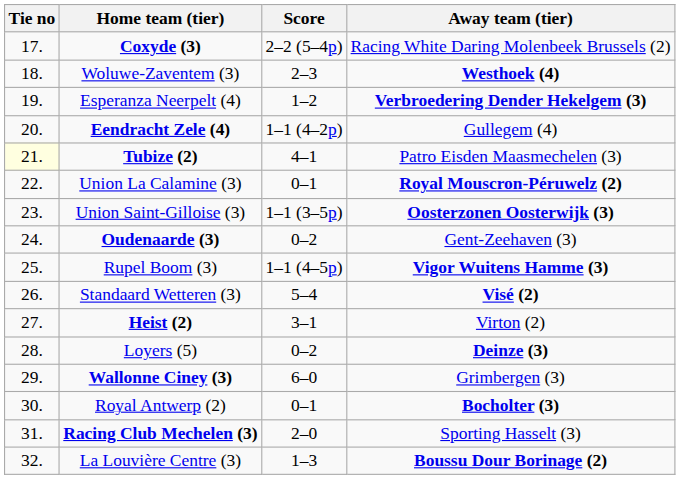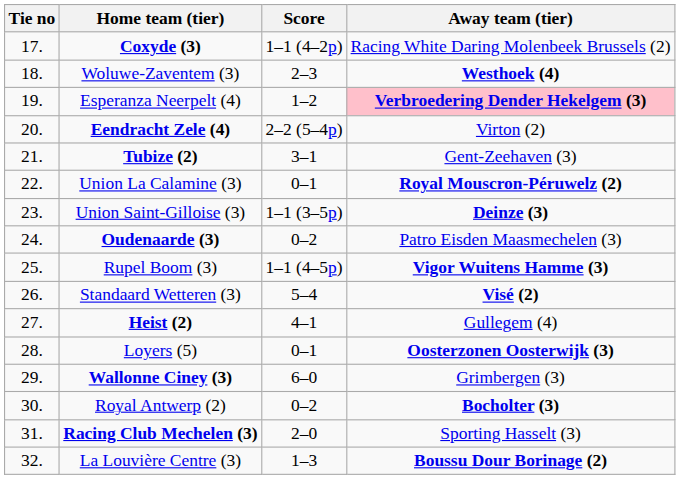(304, 45) 2–2 (5–4p) -> (304, 45) 1–1 (4–2p)
(511, 101) no background -> (511, 101) pink background
(304, 128) 1–1 (4–2p) -> (304, 128) 2–2 (5–4p)
(511, 128) Gullegem (4) -> (511, 128) Virton (2)
(32, 156) lightyellow background -> (32, 156) no background
(304, 156) 4–1 -> (304, 156) 3–1
(511, 156) Patro Eisden Maasmechelen (3) -> (511, 156) Gent-Zeehaven (3)
(511, 211) Oosterzonen Oosterwijk (3) -> (511, 211) Deinze (3)
(511, 239) Gent-Zeehaven (3) -> (511, 239) Patro Eisden Maasmechelen (3)
(304, 322) 3–1 -> (304, 322) 4–1
(511, 322) Virton (2) -> (511, 322) Gullegem (4)
(304, 350) 0–2 -> (304, 350) 0–1
(511, 350) Deinze (3) -> (511, 350) Oosterzonen Oosterwijk (3)
(304, 405) 0–1 -> (304, 405) 0–2
